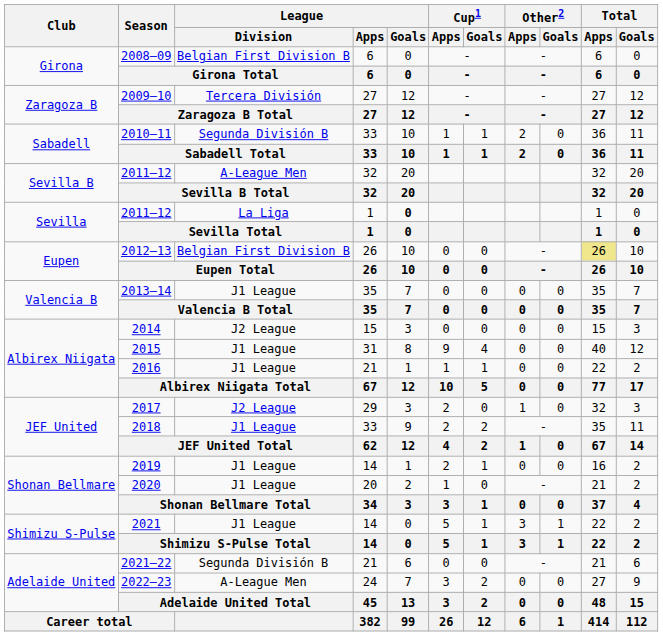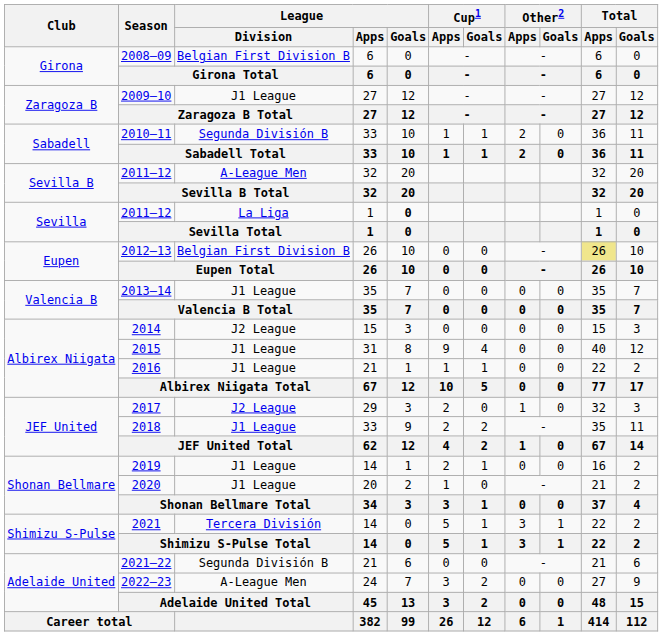(264, 95) Tercera División -> (264, 95) J1 League
(264, 524) J1 League -> (264, 524) Tercera División
